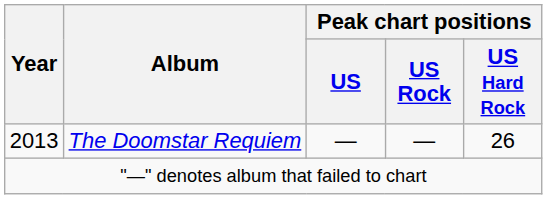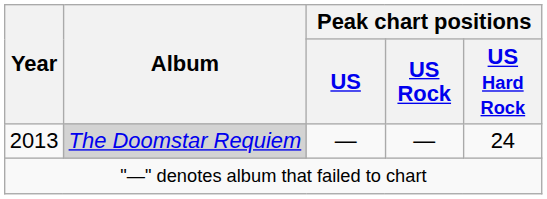(185, 140) no background -> (185, 140) lightgrey background
(503, 140) 26 -> (503, 140) 24
